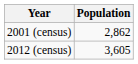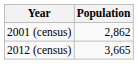(117, 50) 3,605 -> (117, 50) 3,665
